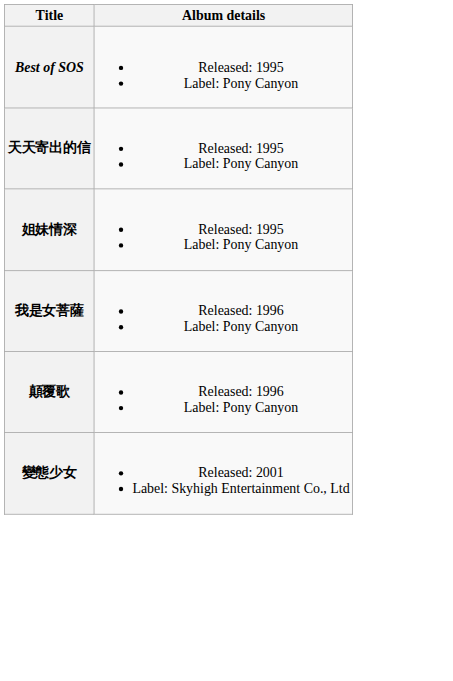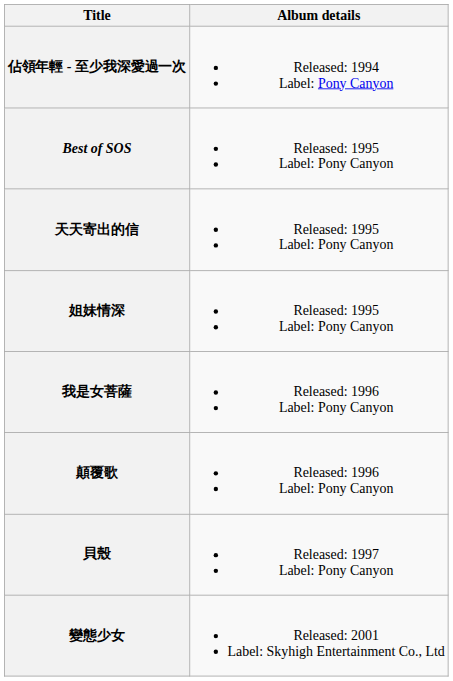+ row: (97, 66)
+ row: (97, 554)
